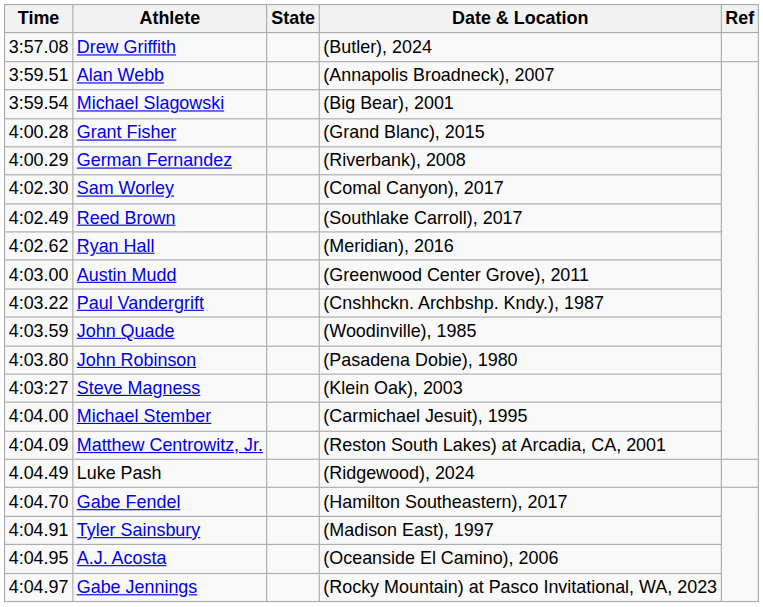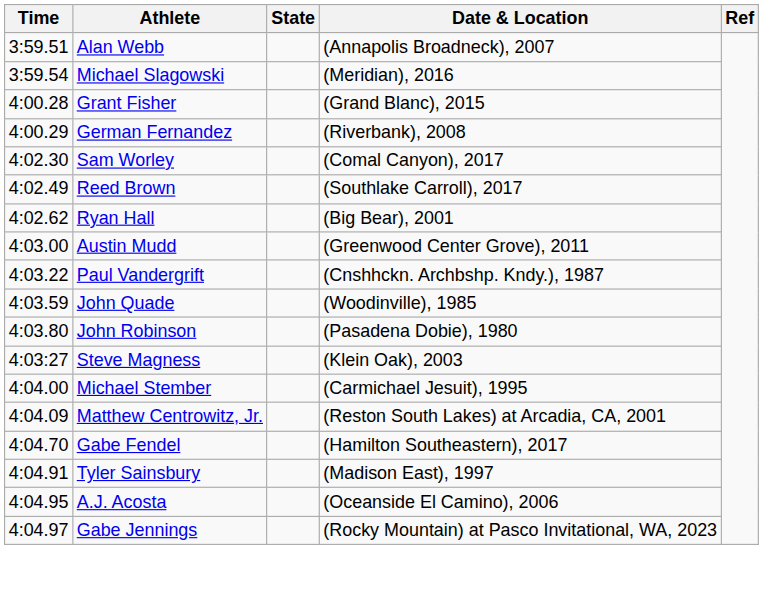- row: (126, 47)
(389, 103) (Big Bear), 2001 -> (389, 75) (Meridian), 2016
(389, 246) (Meridian), 2016 -> (389, 217) (Big Bear), 2001
- row: (119, 473)
